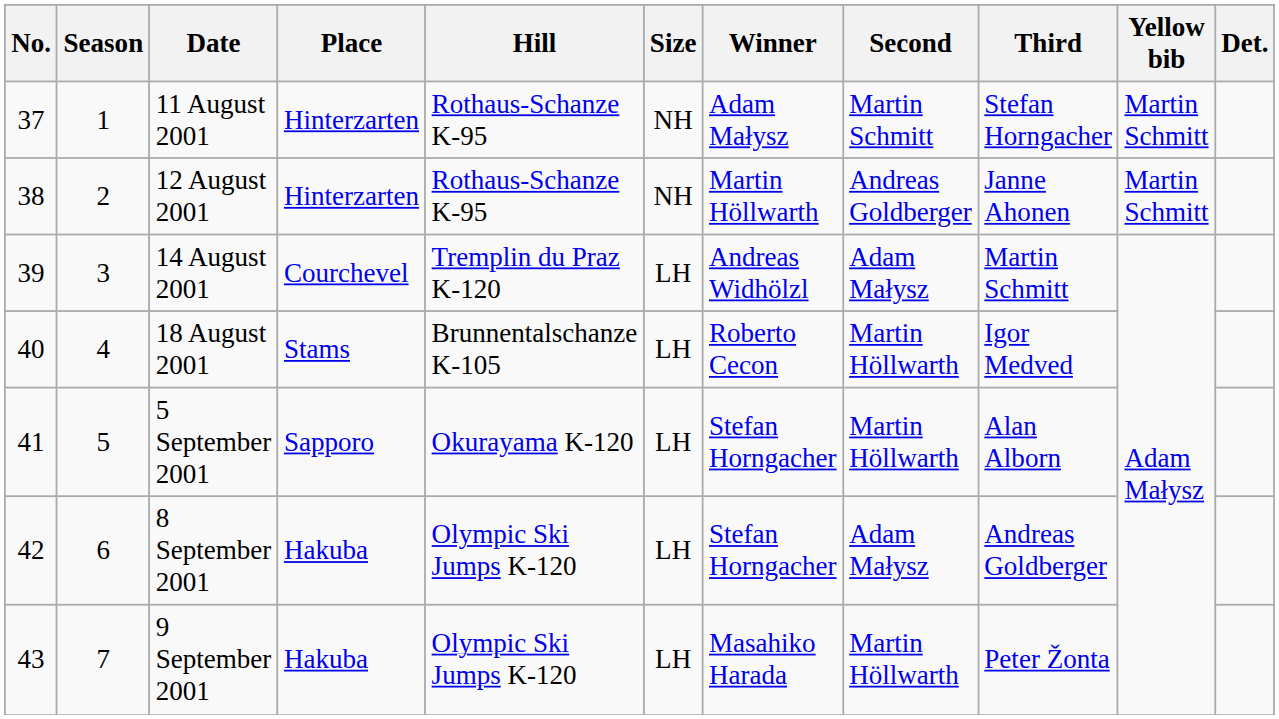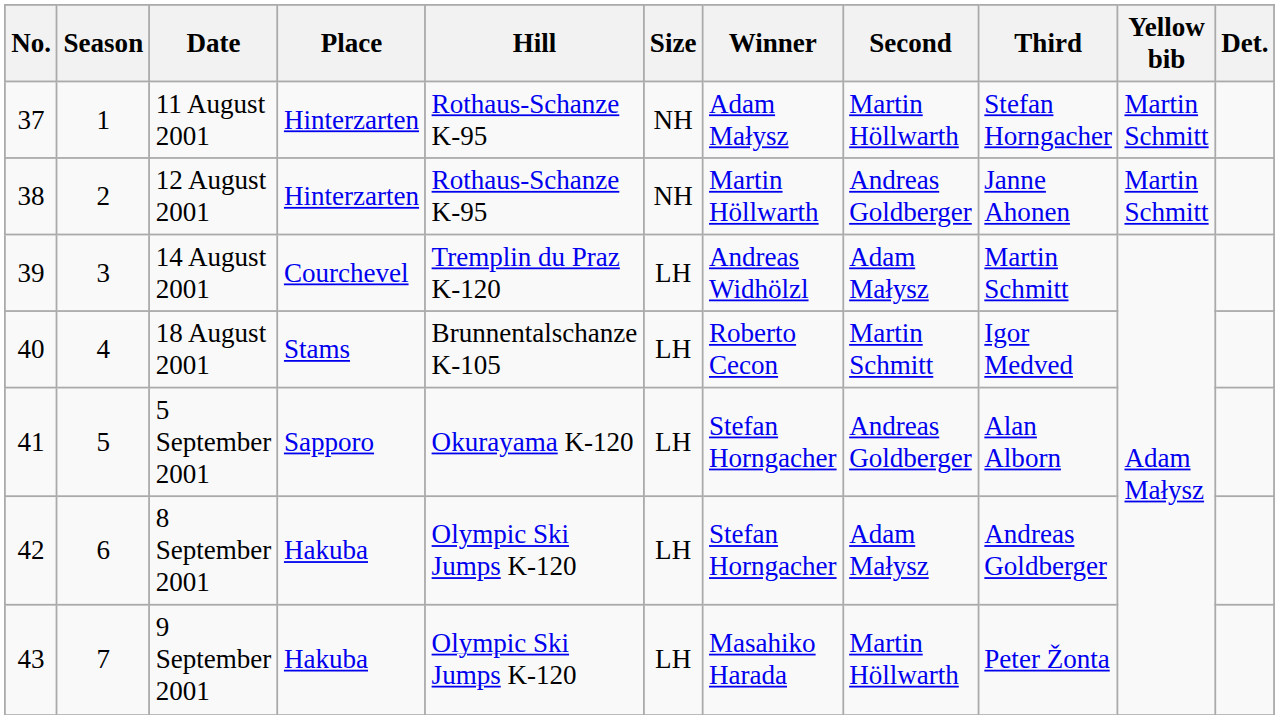(891, 119) Martin Schmitt -> (904, 119) Martin Höllwarth
(904, 349) Martin Höllwarth -> (891, 349) Martin Schmitt
(904, 442) Martin Höllwarth -> (910, 442) Andreas Goldberger
